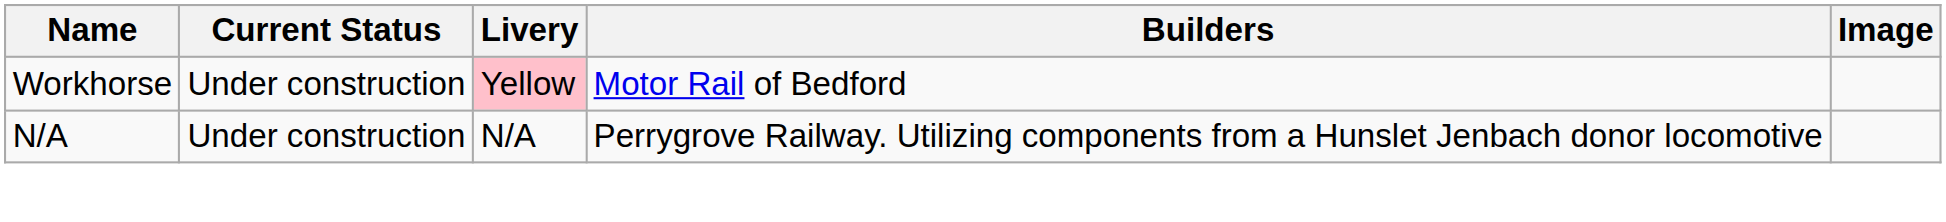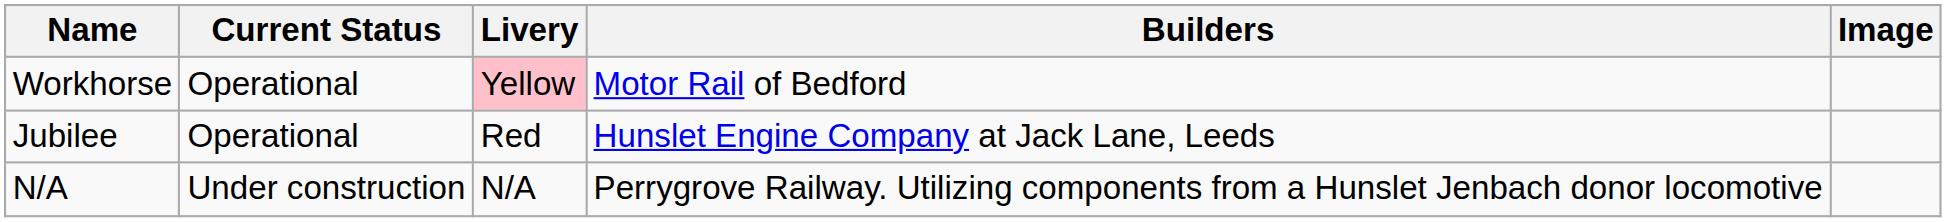(326, 83) Under construction -> (273, 83) Operational
+ row: (65, 135)
